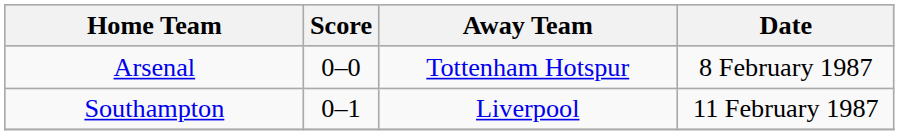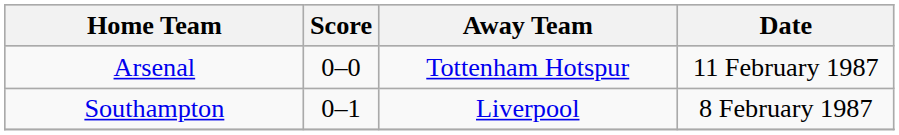(786, 66) 8 February 1987 -> (786, 66) 11 February 1987
(786, 108) 11 February 1987 -> (786, 108) 8 February 1987
